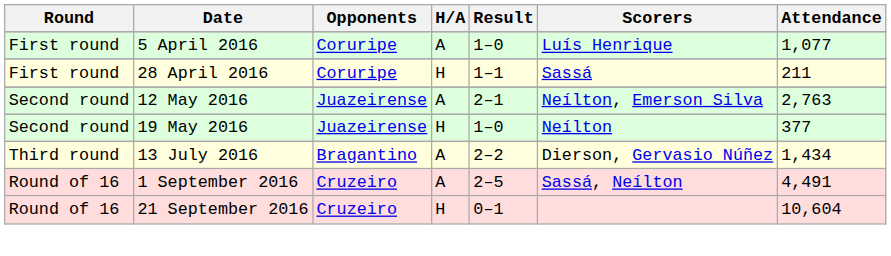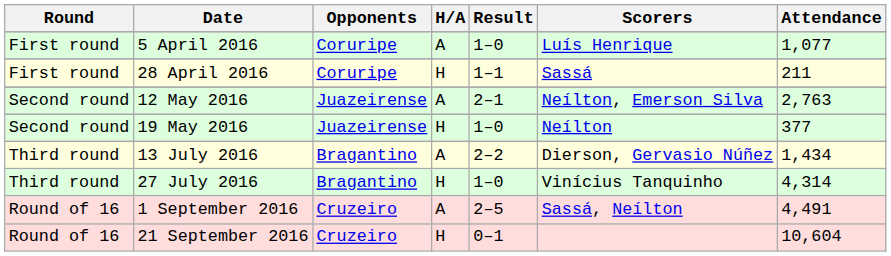+ row: (198, 182)
